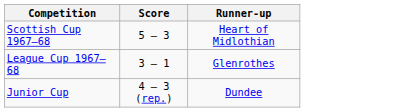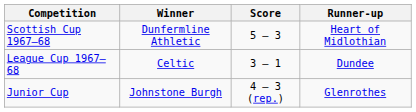+ column: (176, 13)
(244, 64) Glenrothes -> (355, 64) Dundee
(244, 93) Dundee -> (355, 93) Glenrothes
